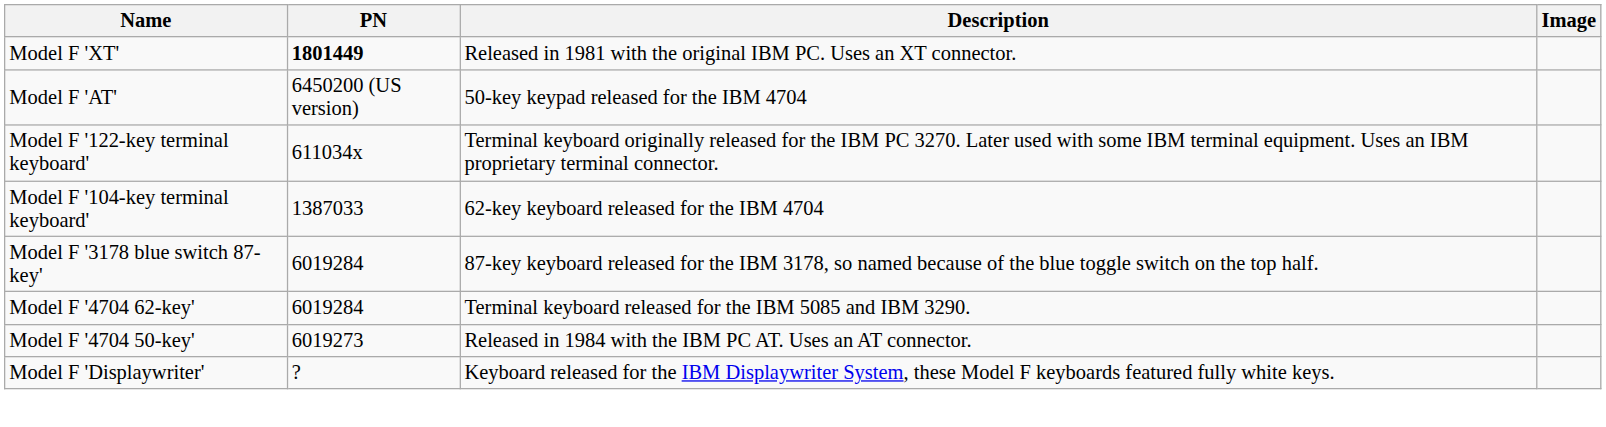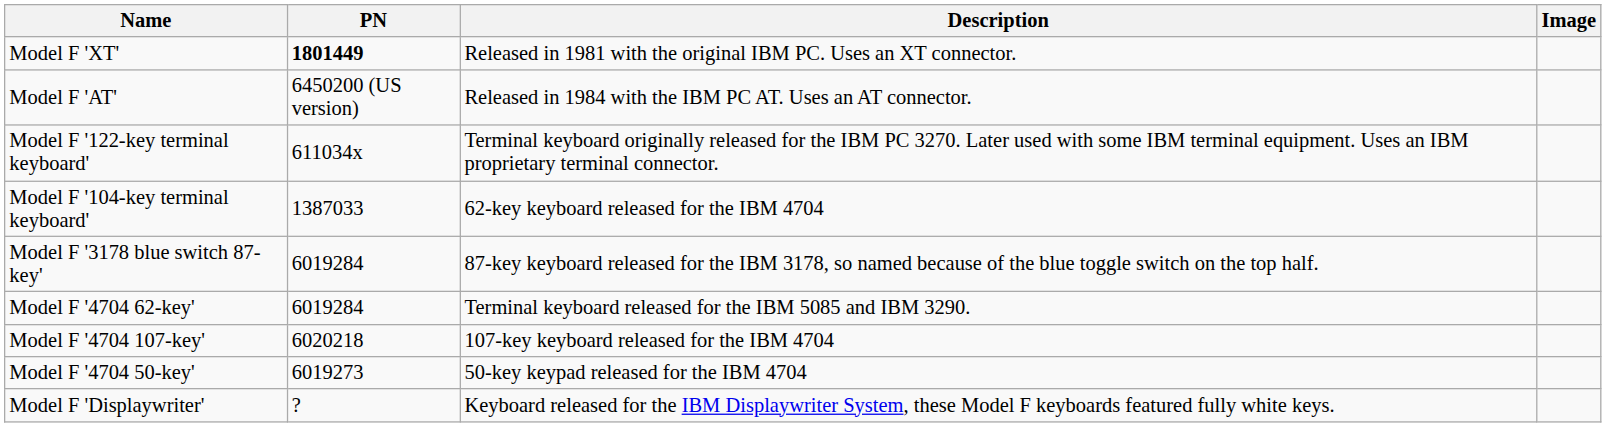(636, 97) 50-key keypad released for the IBM 4704 -> (718, 97) Released in 1984 with the IBM PC AT. Uses an AT connector.
+ row: (107, 340)
(718, 340) Released in 1984 with the IBM PC AT. Uses an AT connector. -> (636, 372) 50-key keypad released for the IBM 4704
